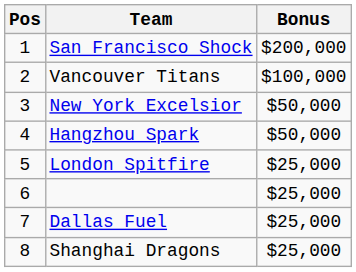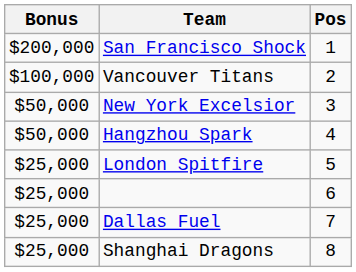columns swapped: (25, 19) <-> (304, 19)
